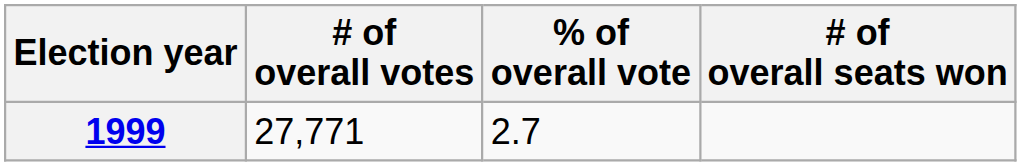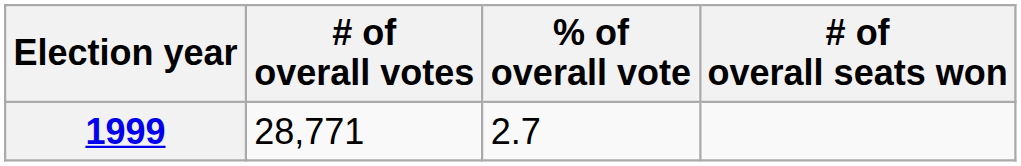(309, 130) 27,771 -> (309, 130) 28,771
